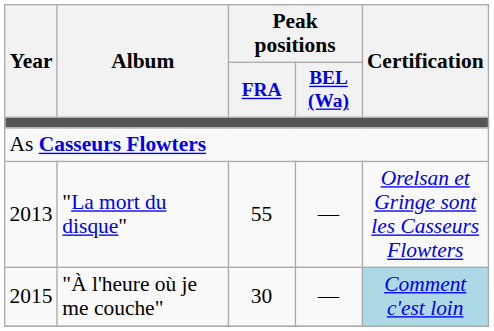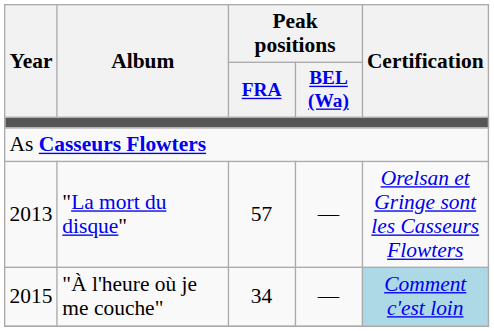(262, 214) 55 -> (262, 214) 57
(262, 296) 30 -> (262, 296) 34
